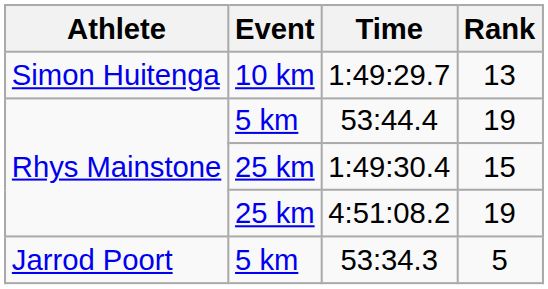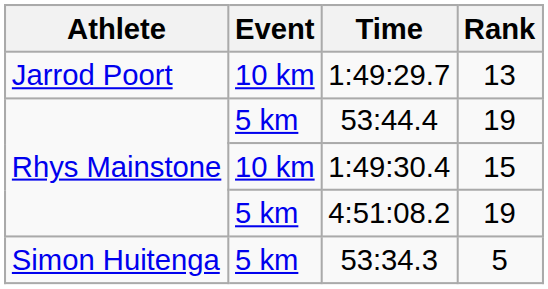(116, 75) Simon Huitenga -> (92, 75) Jarrod Poort
(275, 167) 25 km -> (275, 167) 10 km
(275, 213) 25 km -> (267, 213) 5 km
(92, 259) Jarrod Poort -> (116, 259) Simon Huitenga
